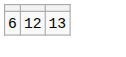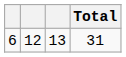+ column: (95, 17)
